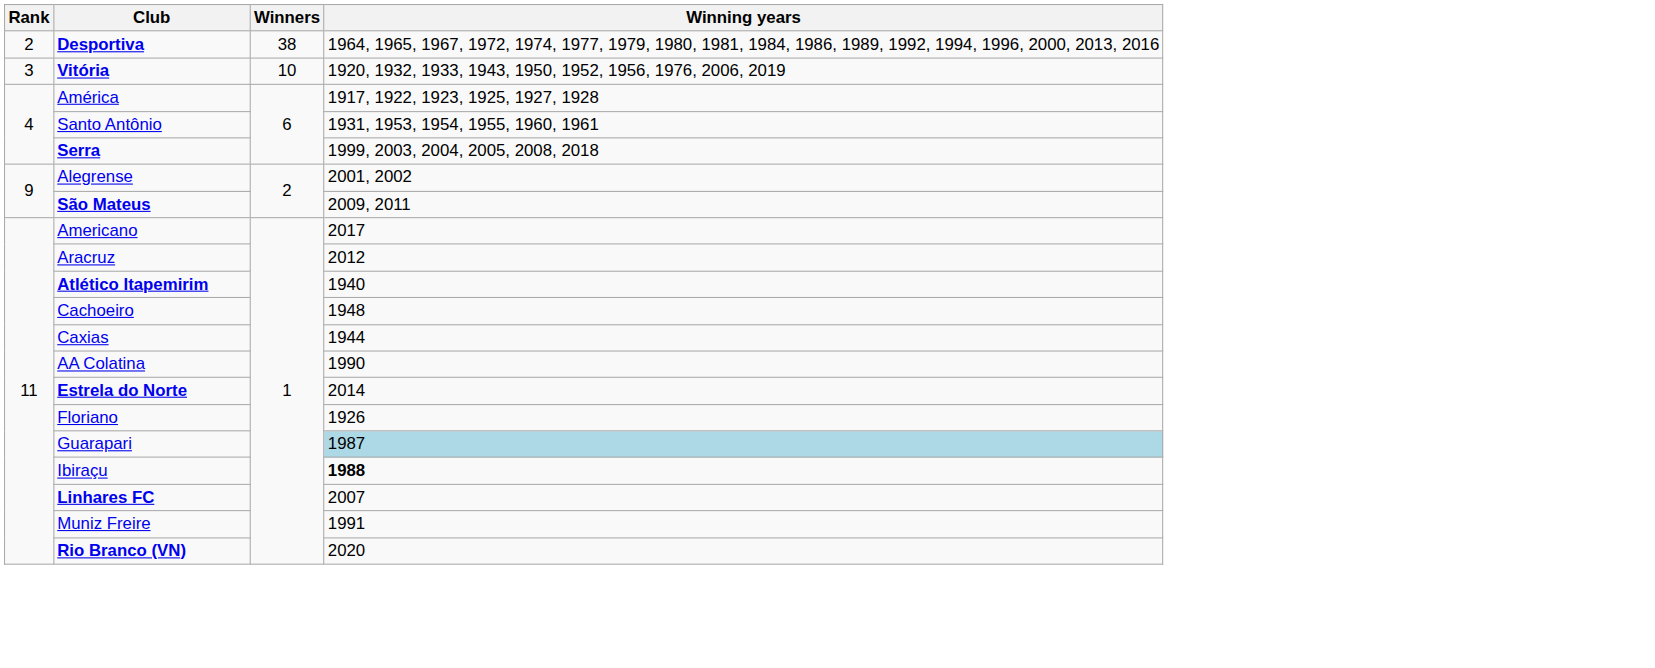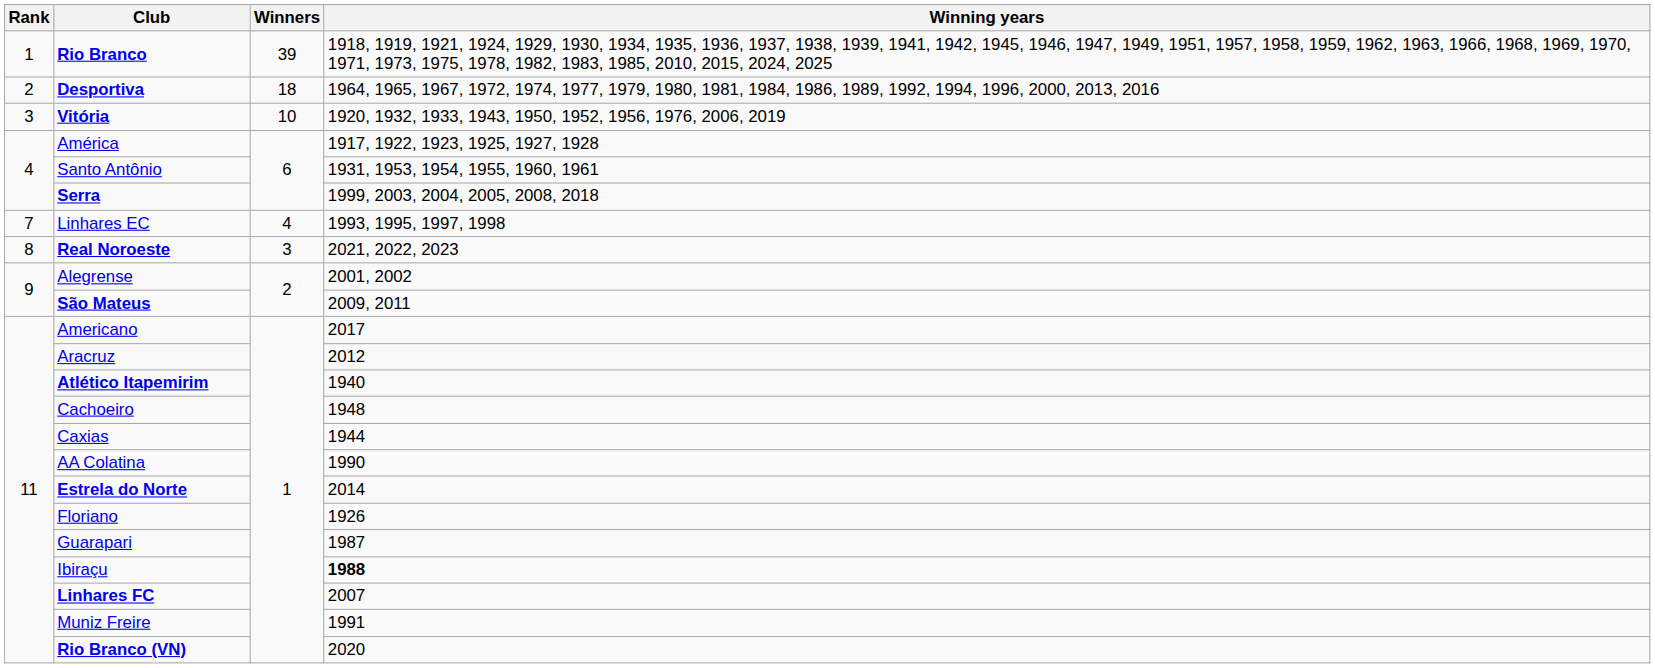+ row: (102, 53)
(287, 44) 38 -> (287, 90) 18
+ row: (103, 223)
+ row: (114, 249)
(347, 444) lightblue background -> (347, 542) no background
